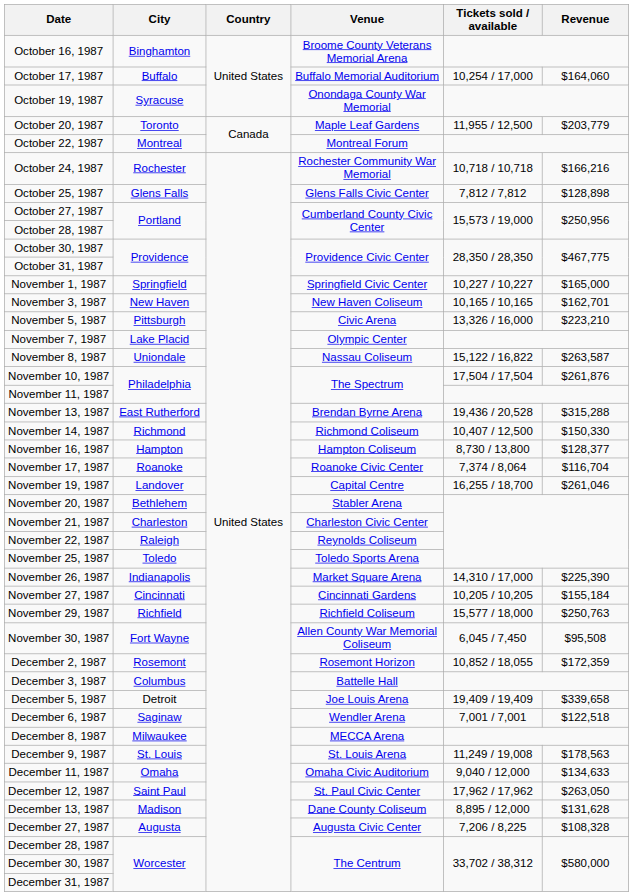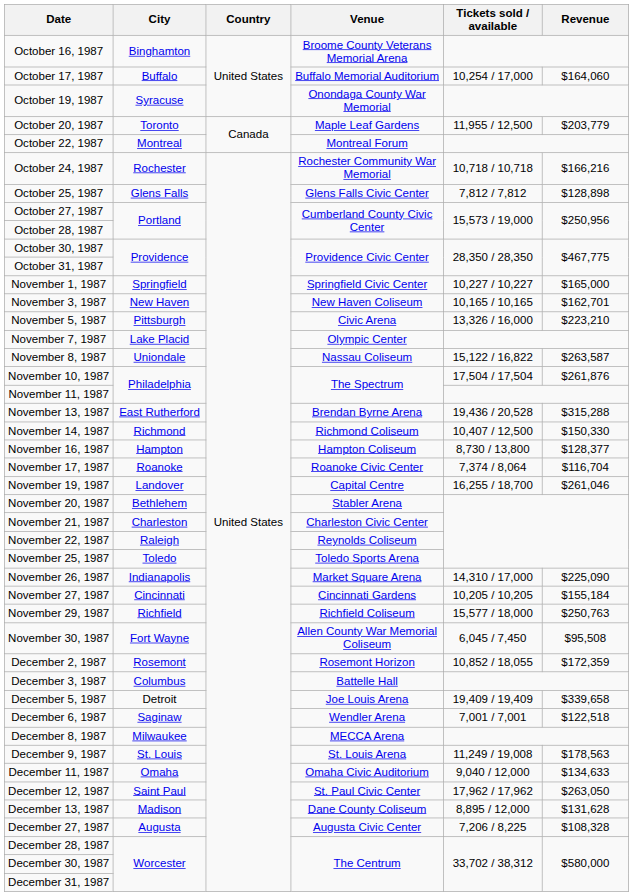(585, 577) $225,390 -> (585, 577) $225,090
